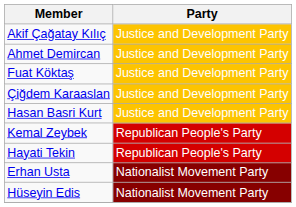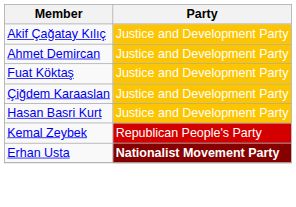- row: (41, 152)
(192, 172) normal -> (198, 152) bold
- row: (44, 192)
